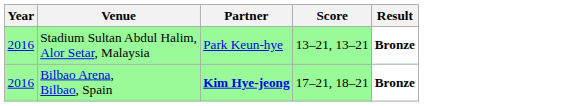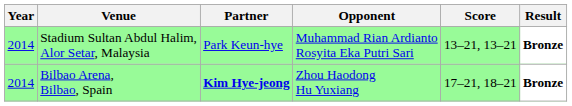+ column: (367, 15)
(21, 45) 2016 -> (21, 45) 2014
(21, 82) 2016 -> (21, 82) 2014
